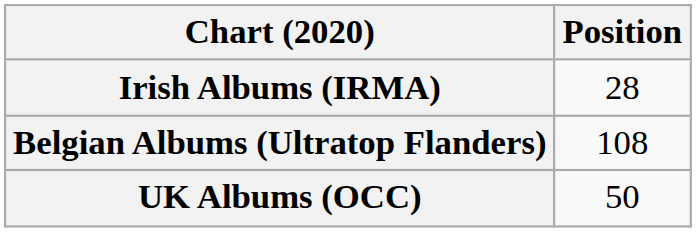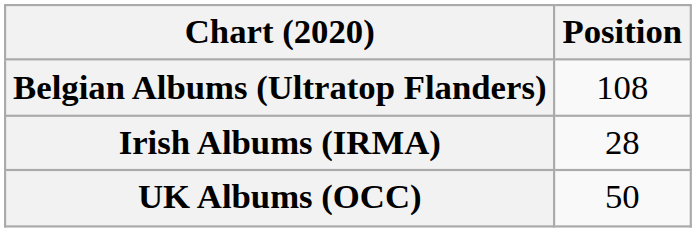rows swapped: (280, 142) <-> (280, 87)
